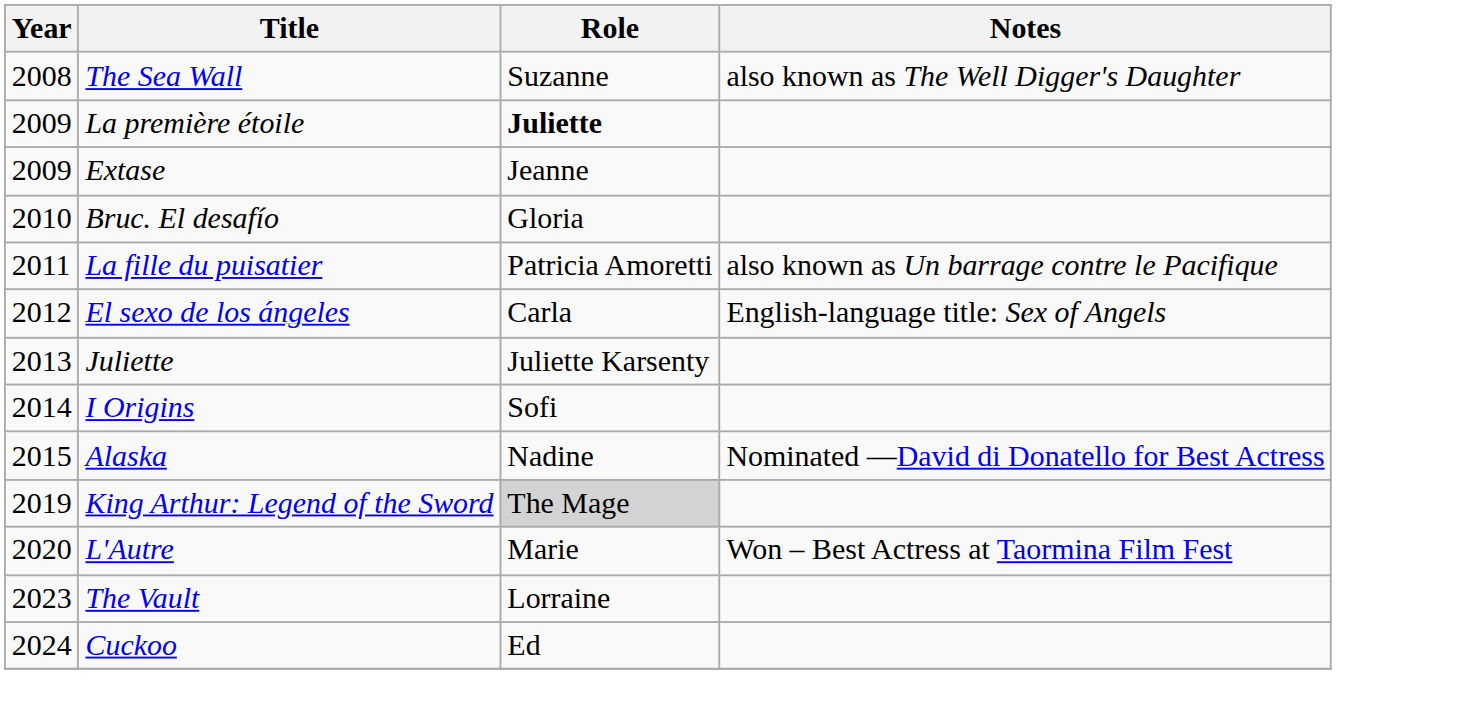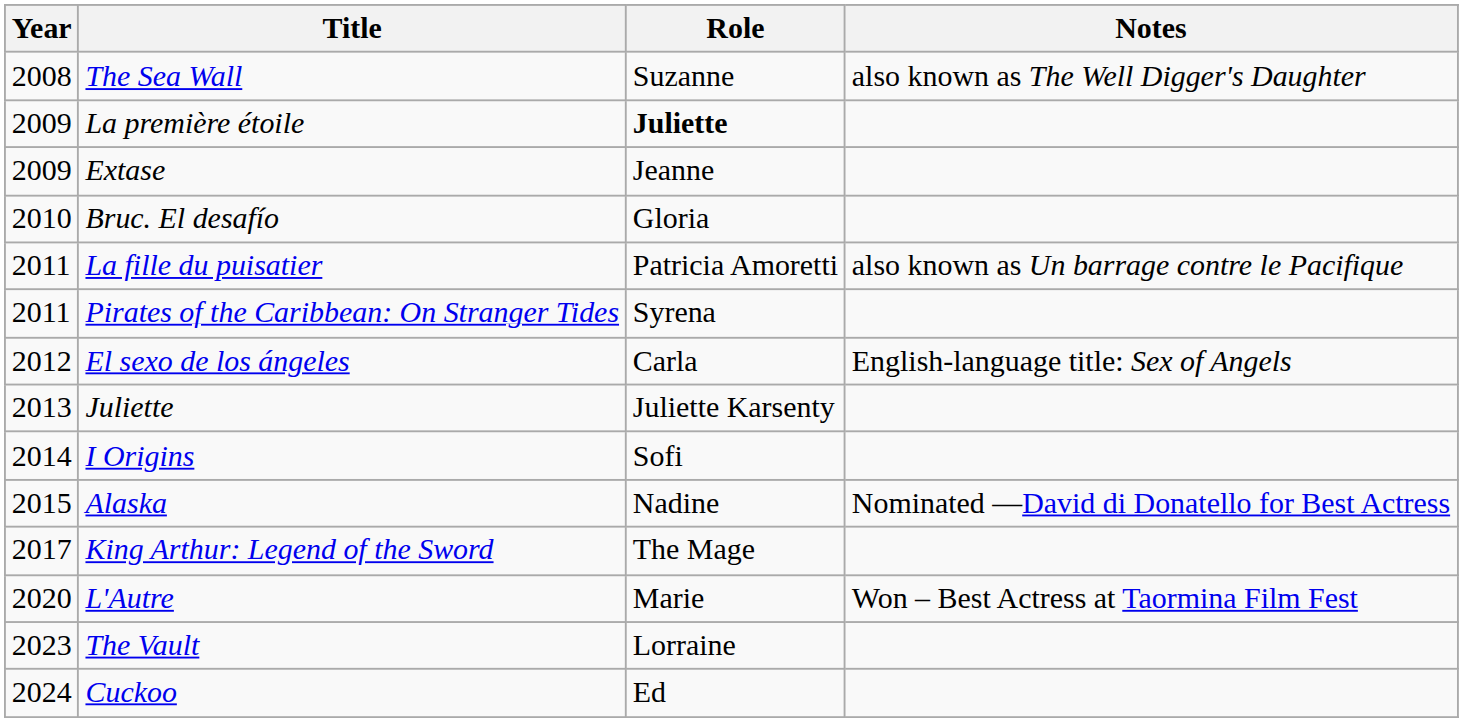+ row: (352, 312)
(42, 502) 2019 -> (42, 550) 2017
(568, 502) lightgrey background -> (694, 550) no background
